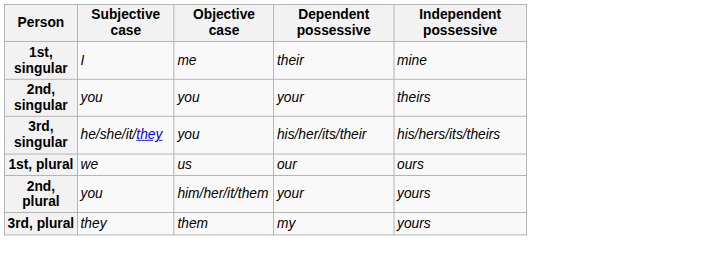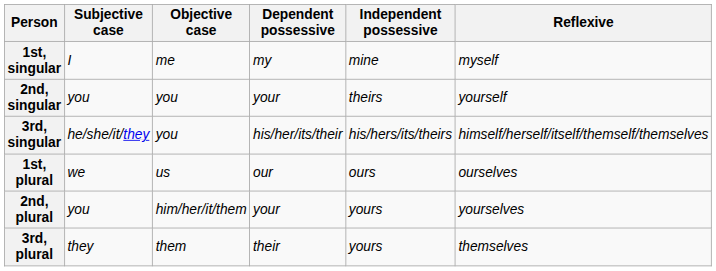+ column: (583, 23)
(290, 60) their -> (262, 60) my
(286, 223) my -> (266, 246) their
